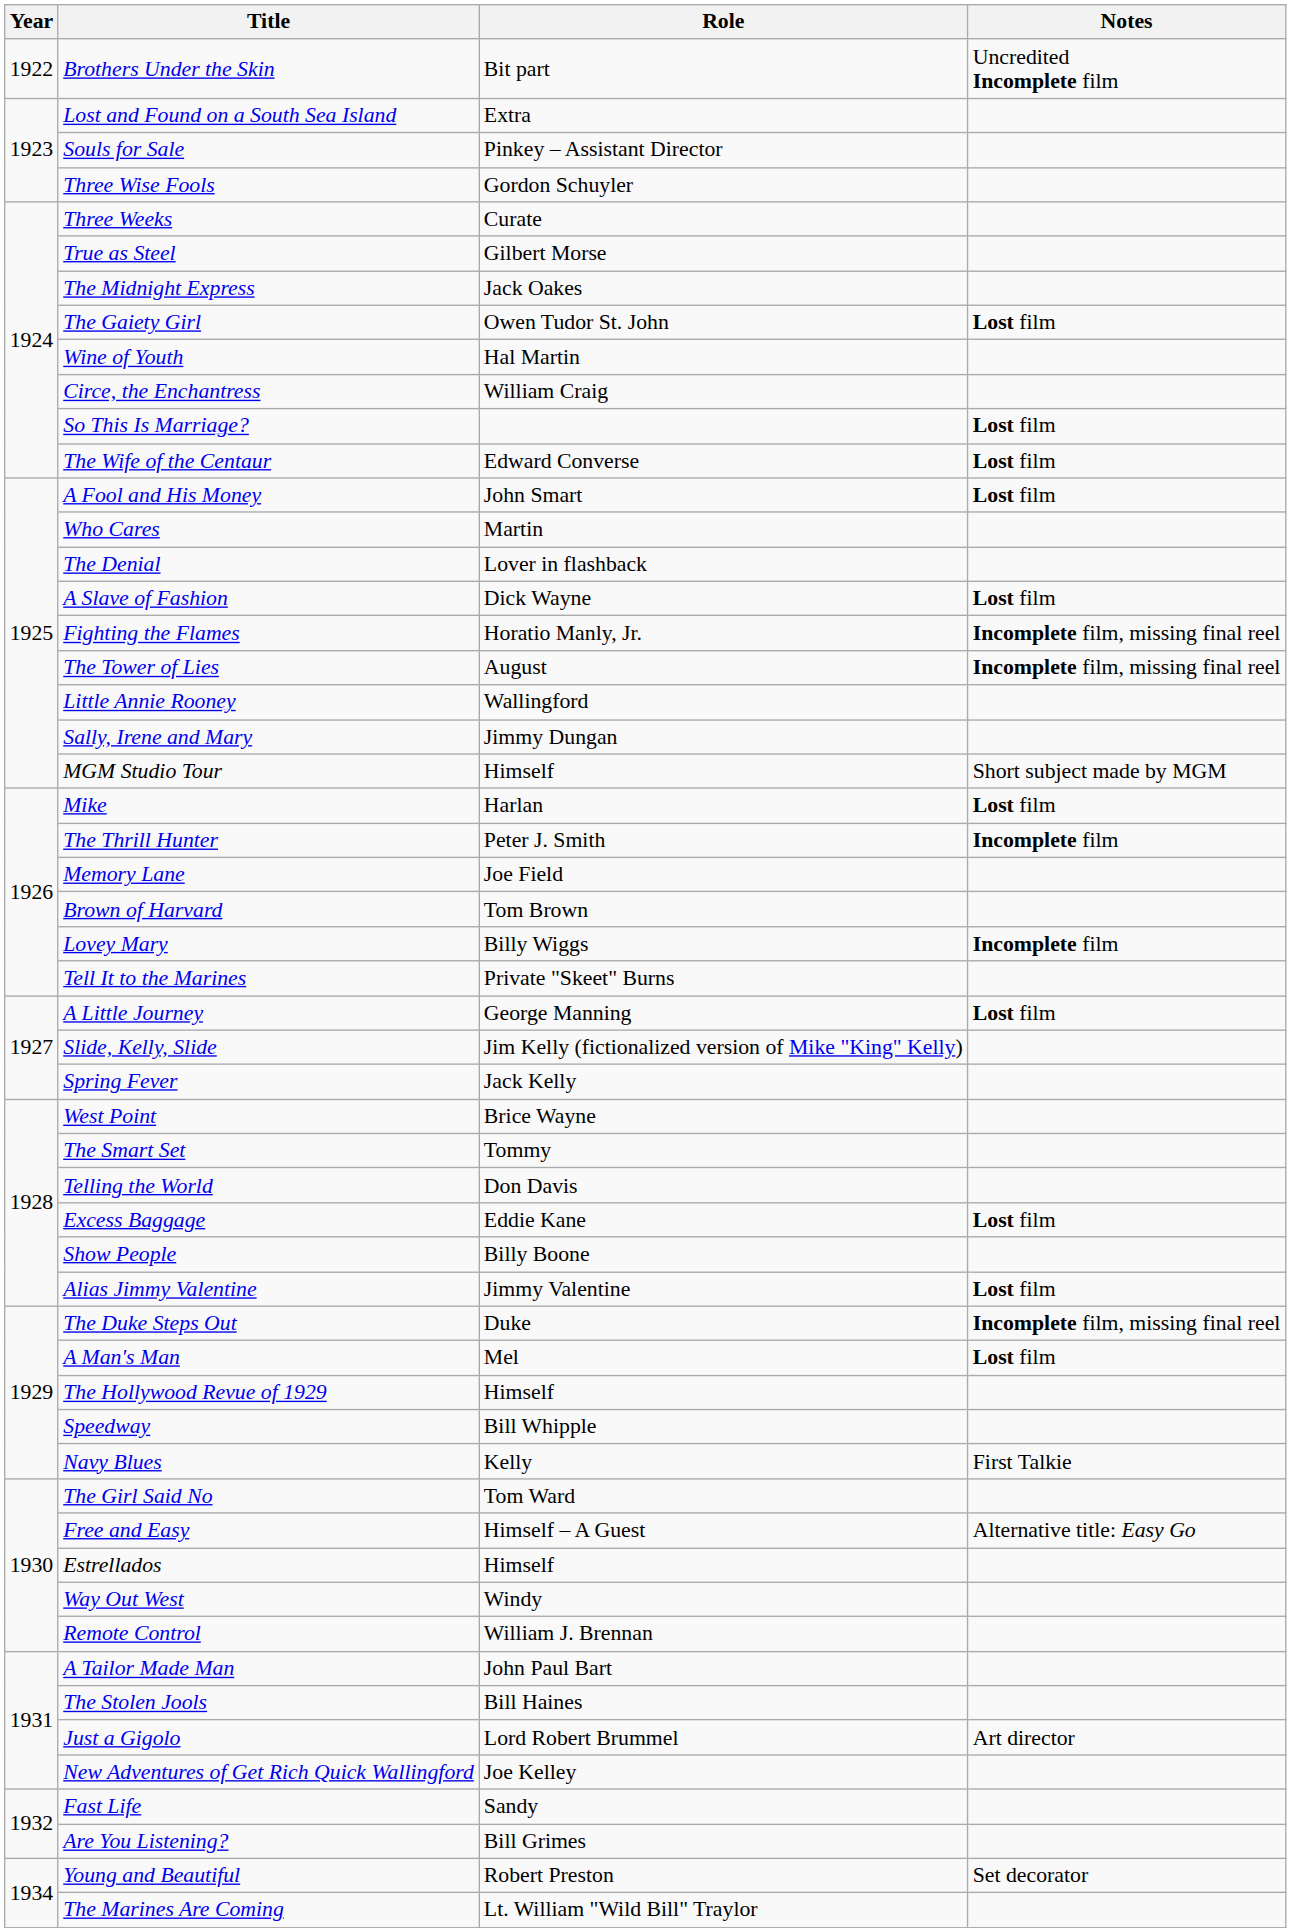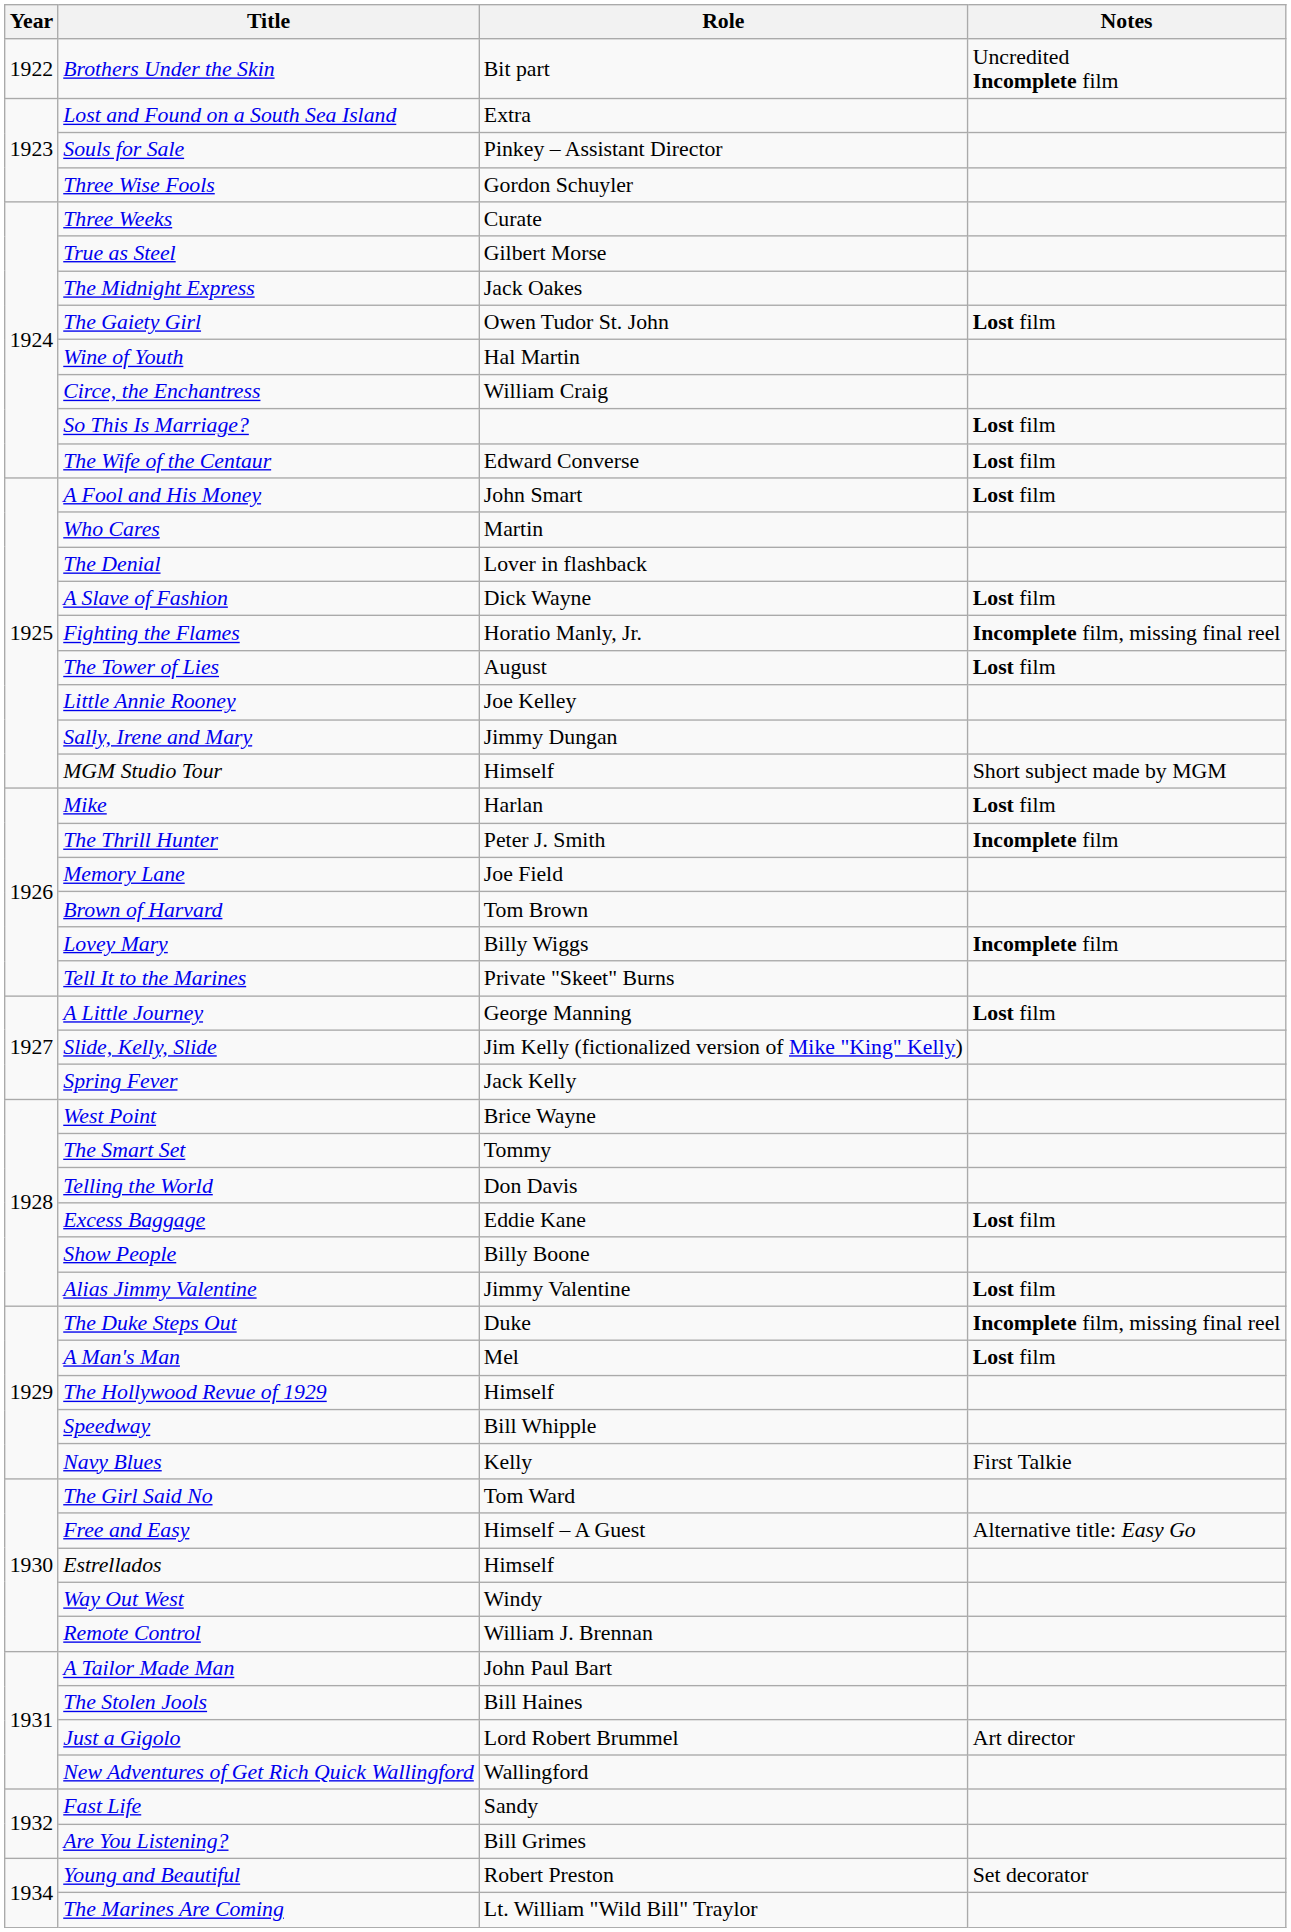(1127, 667) Incomplete film, missing final reel -> (1014, 667) Lost film
(536, 701) Wallingford -> (530, 701) Joe Kelley
(530, 1771) Joe Kelley -> (536, 1771) Wallingford
